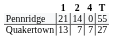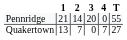+ column: (91, 7)
